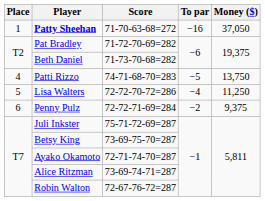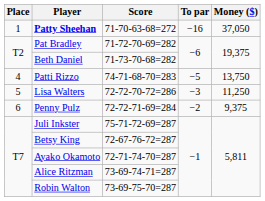(195, 92) −4 -> (195, 92) −3
(140, 140) 73-69-75-70=287 -> (140, 140) 72-67-76-72=287
(140, 188) 72-67-76-72=287 -> (140, 188) 73-69-75-70=287
